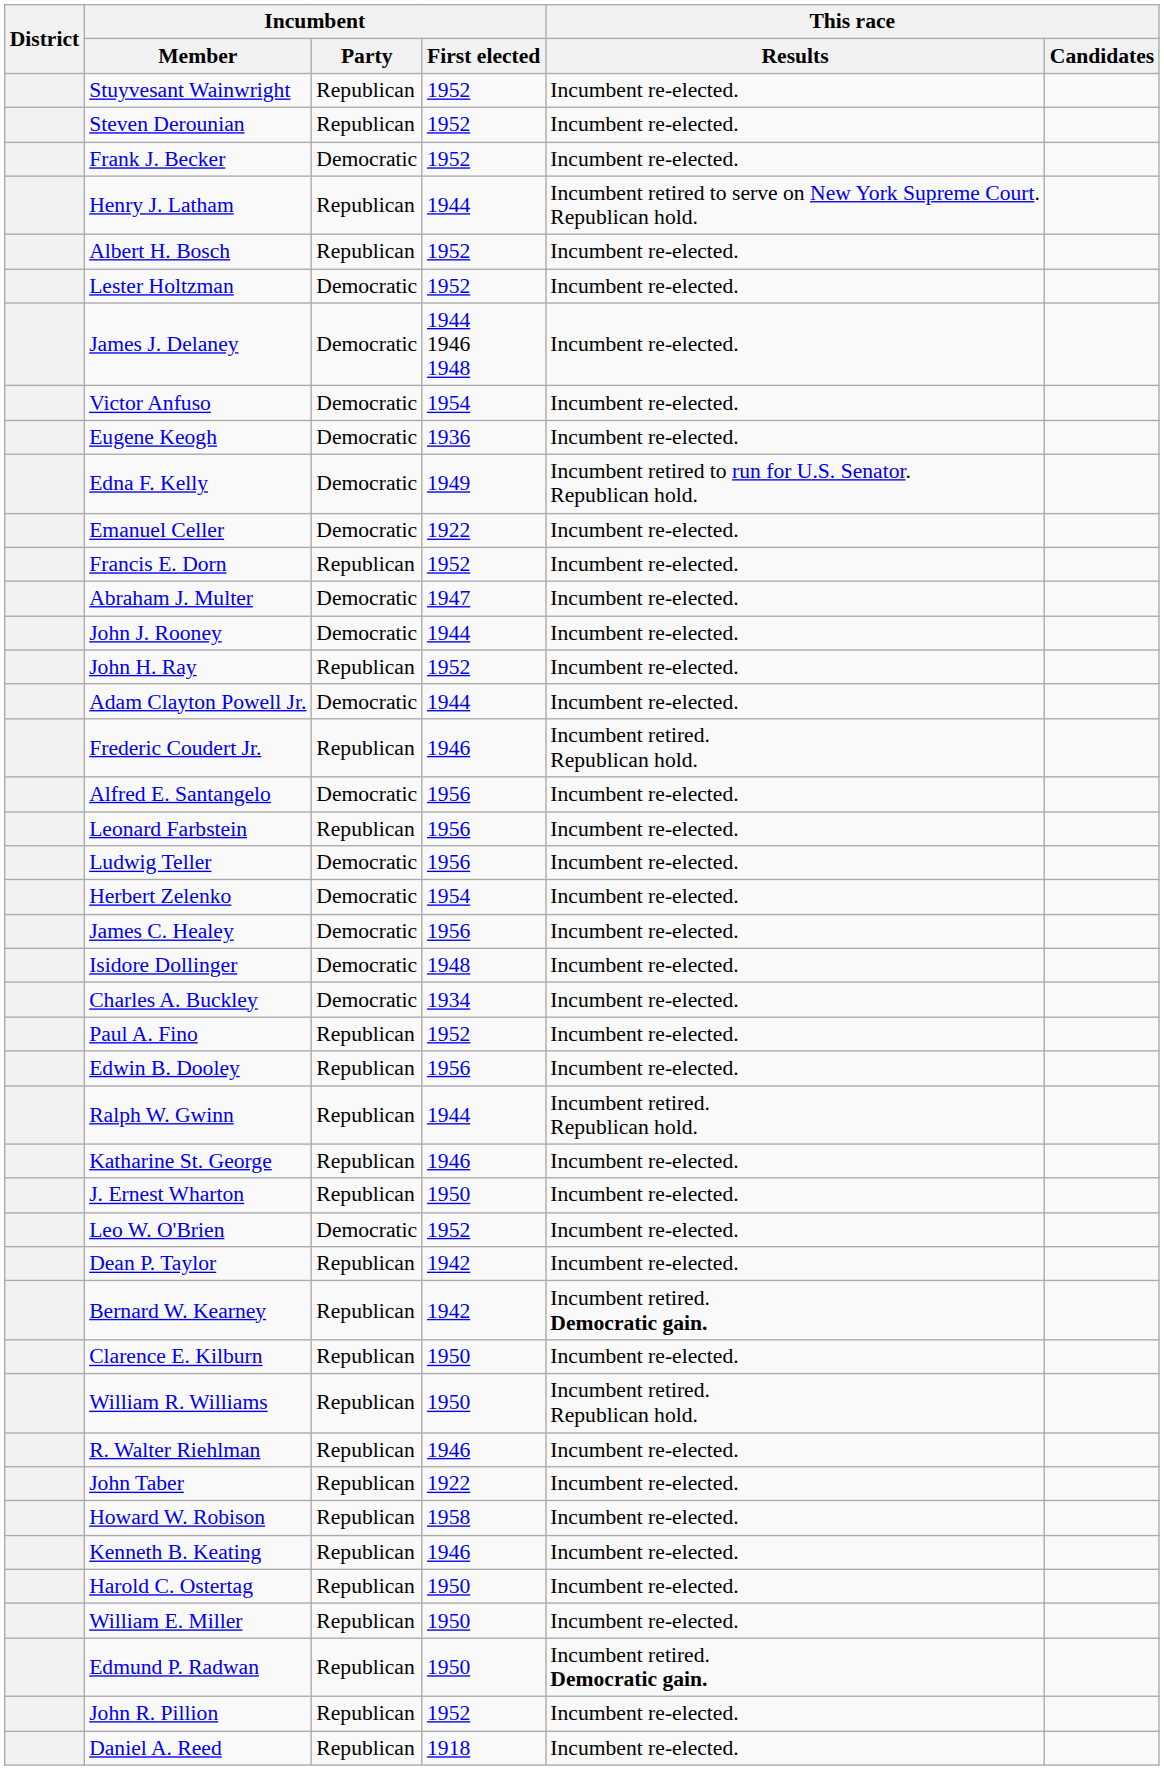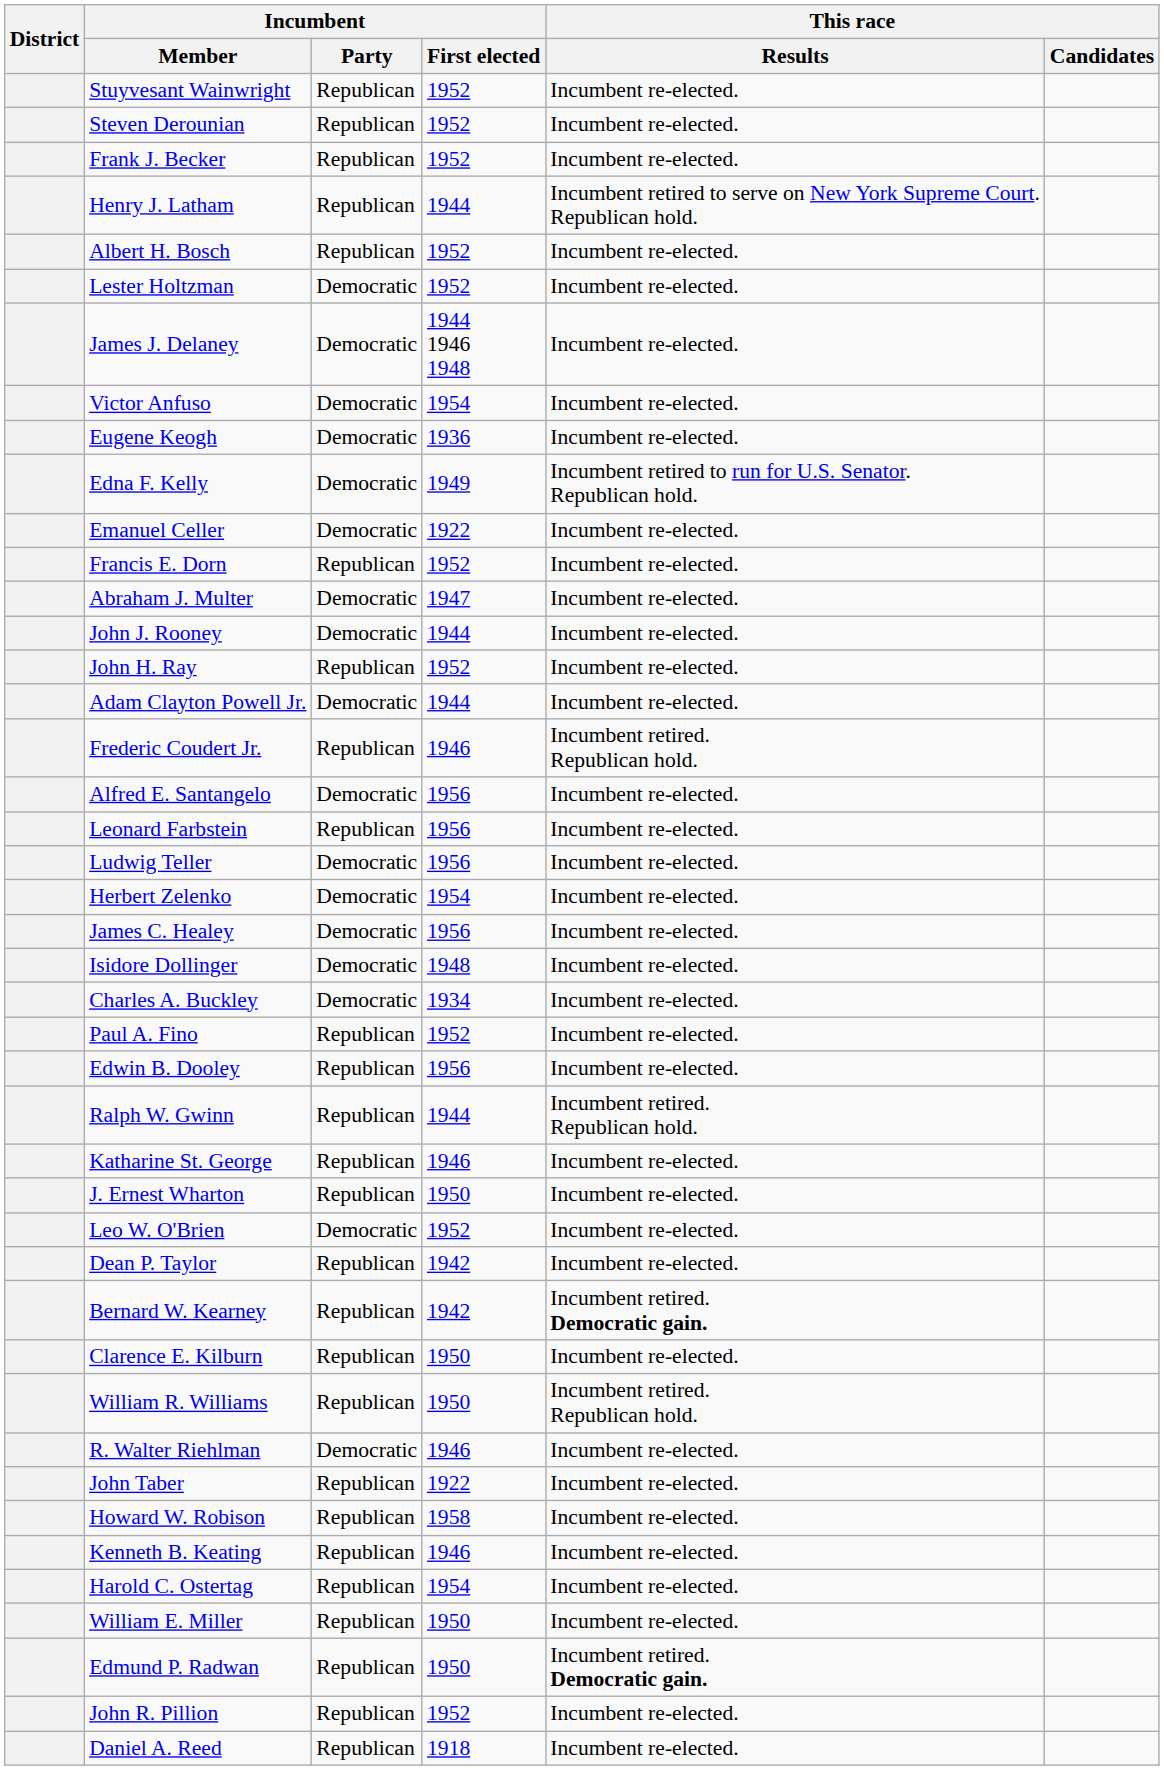(367, 158) Democratic -> (366, 158) Republican
(366, 1449) Republican -> (367, 1449) Democratic
(449, 1586) 1950 -> (449, 1586) 1954
